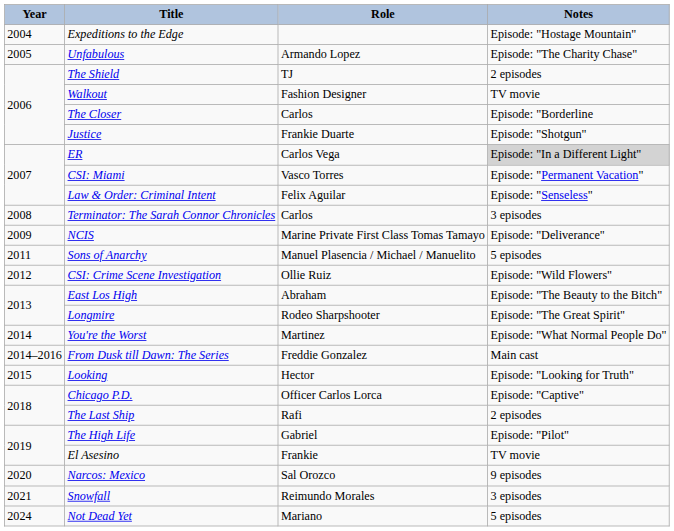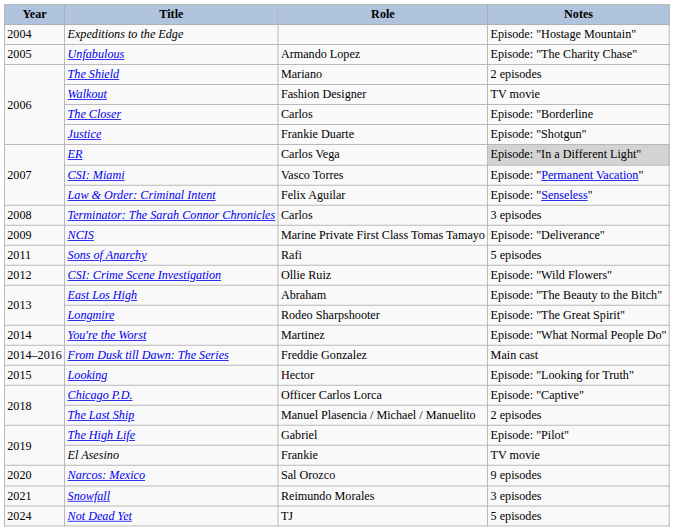(287, 74) TJ -> (301, 74) Mariano
(378, 255) Manuel Plasencia / Michael / Manuelito -> (291, 255) Rafi
(291, 415) Rafi -> (378, 415) Manuel Plasencia / Michael / Manuelito
(301, 515) Mariano -> (287, 515) TJ
